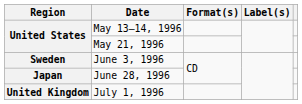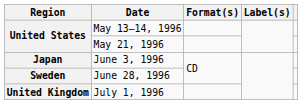(48, 60) Sweden -> (48, 60) Japan
(48, 76) Japan -> (48, 76) Sweden
